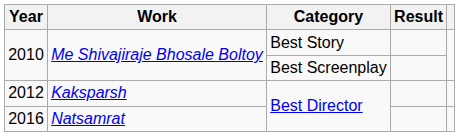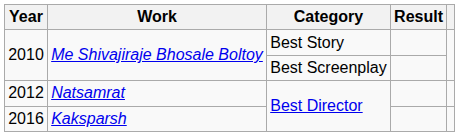(89, 93) Kaksparsh -> (88, 93) Natsamrat
(88, 118) Natsamrat -> (89, 118) Kaksparsh
